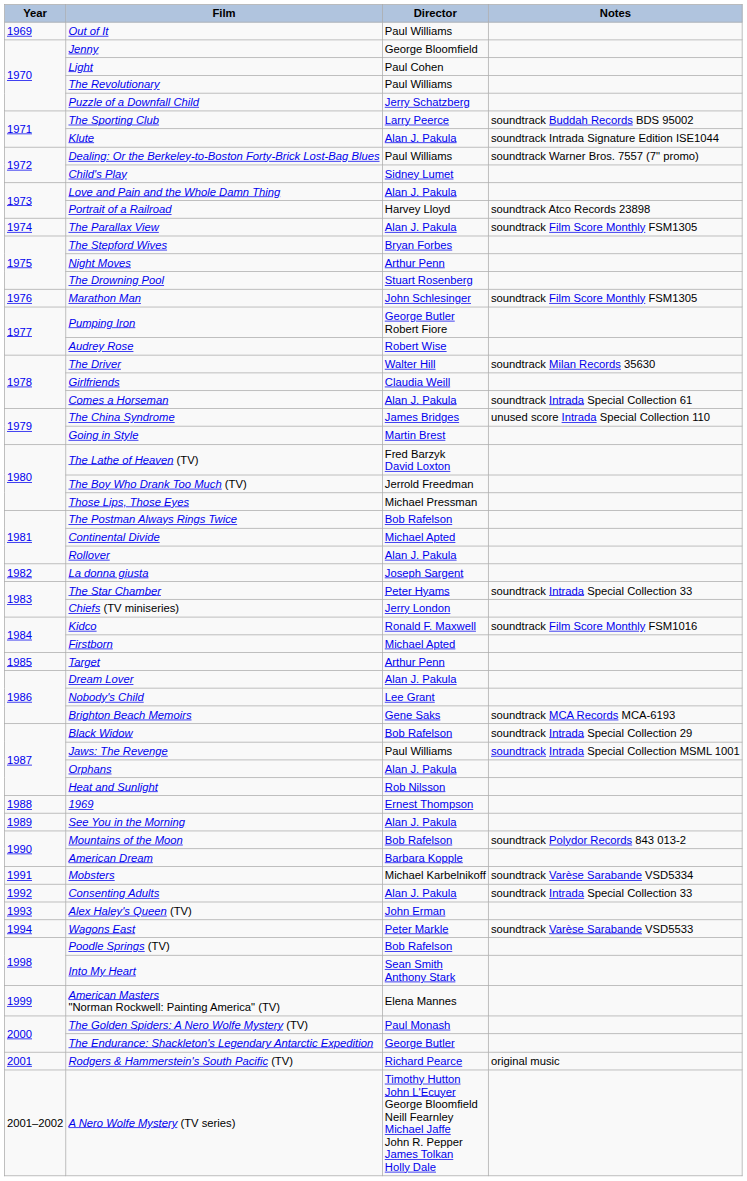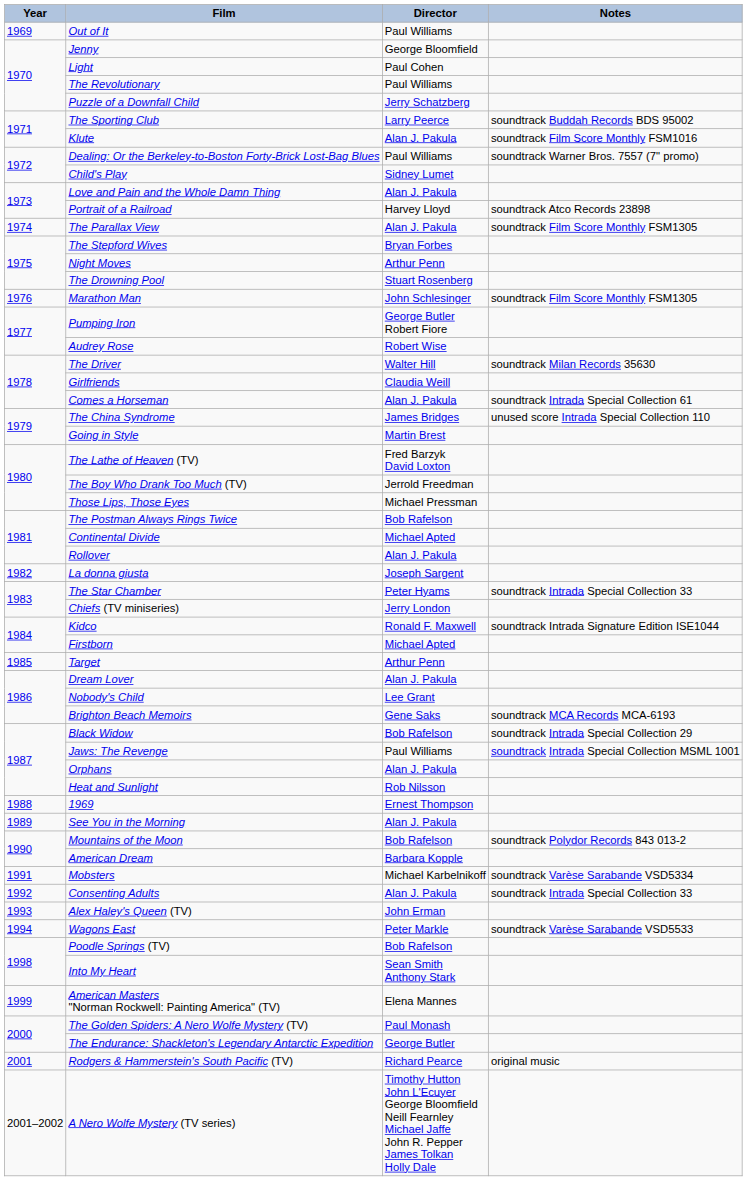(605, 138) soundtrack Intrada Signature Edition ISE1044 -> (594, 138) soundtrack Film Score Monthly FSM1016
(594, 626) soundtrack Film Score Monthly FSM1016 -> (605, 626) soundtrack Intrada Signature Edition ISE1044
